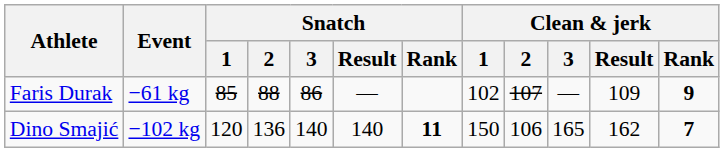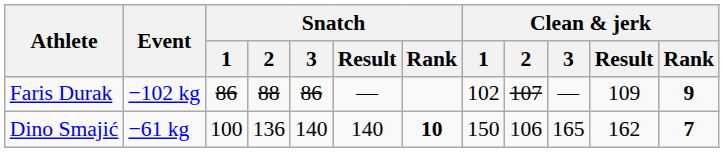(159, 93) −61 kg -> (164, 93) −102 kg
(226, 93) 85 -> (226, 93) 86
(164, 129) −102 kg -> (159, 129) −61 kg
(226, 129) 120 -> (226, 129) 100
(432, 129) 11 -> (432, 129) 10
